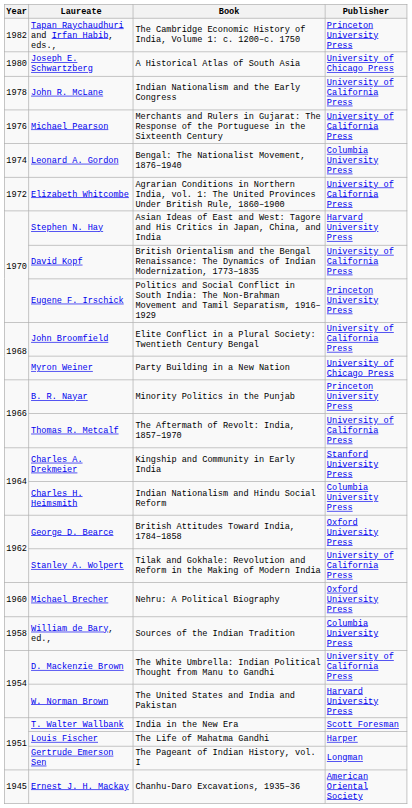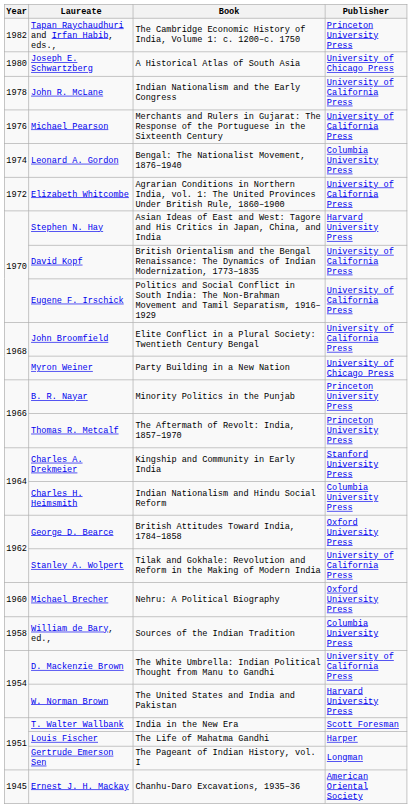(353, 301) Princeton University Press -> (360, 301) University of California Press
(360, 431) University of California Press -> (353, 431) Princeton University Press
